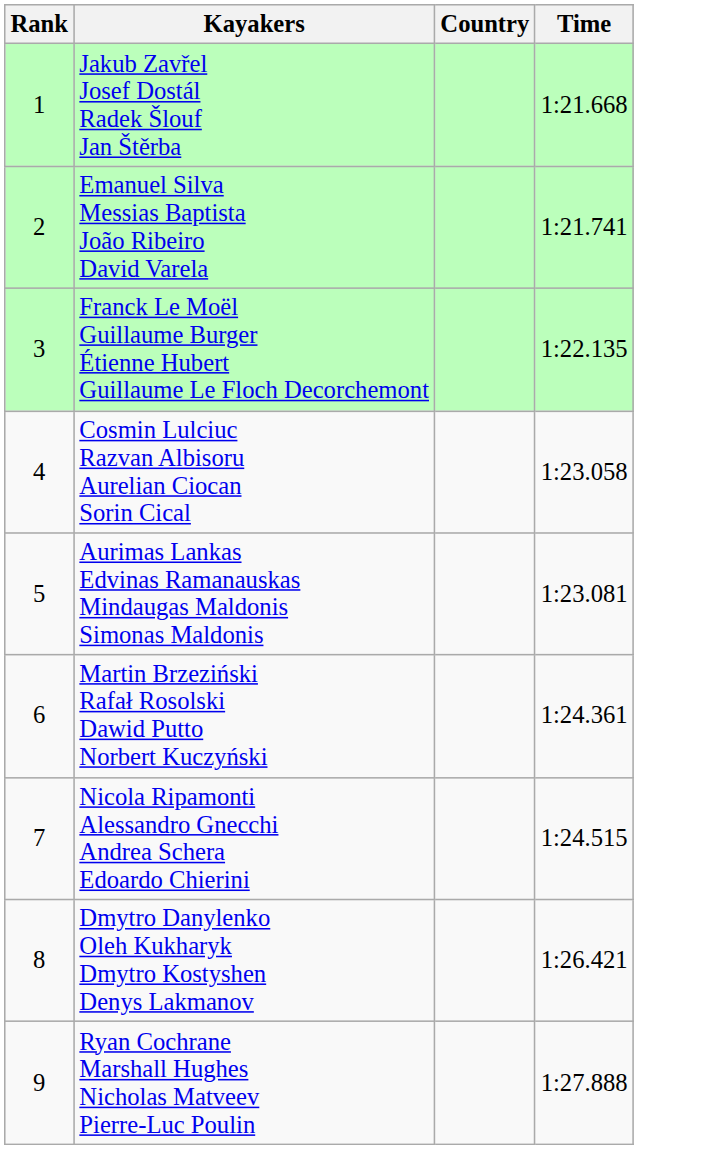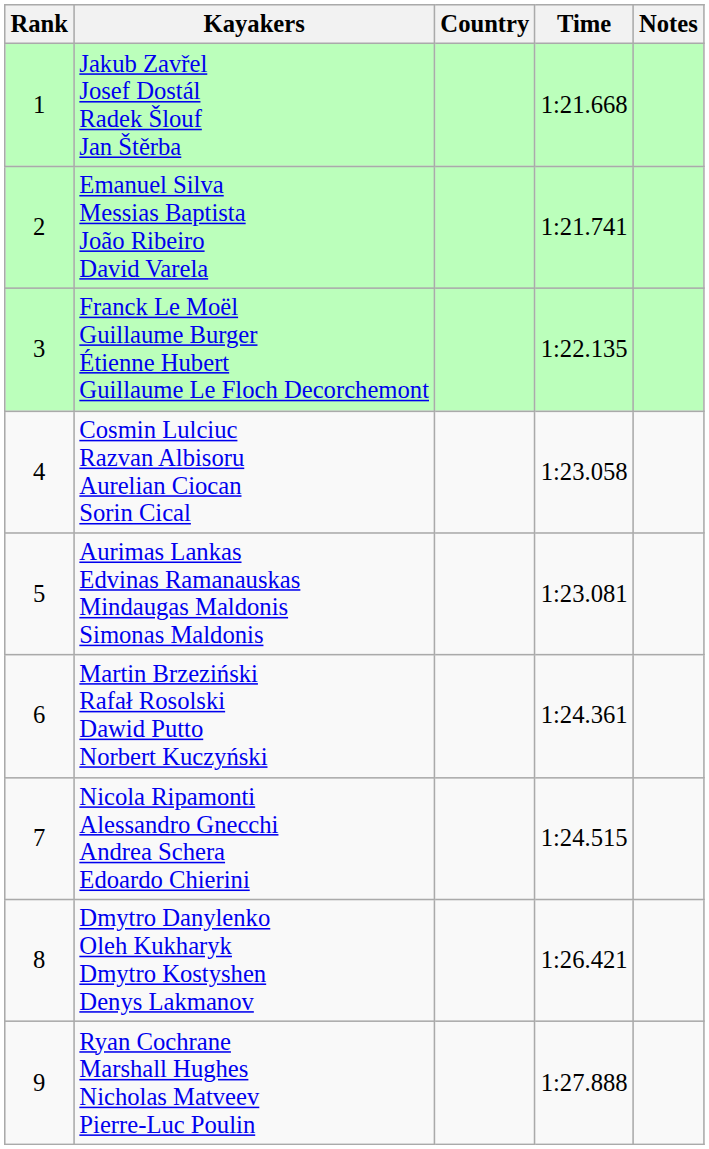+ column: (668, 24)
